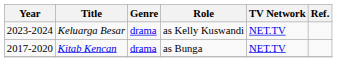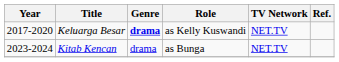(30, 31) 2023-2024 -> (30, 31) 2017-2020
(143, 31) normal -> (145, 31) bold
(30, 48) 2017-2020 -> (30, 48) 2023-2024
